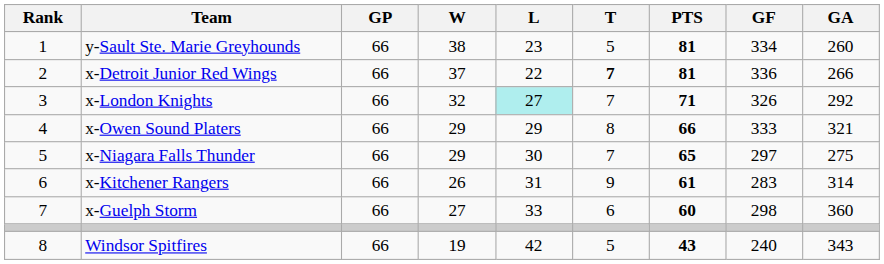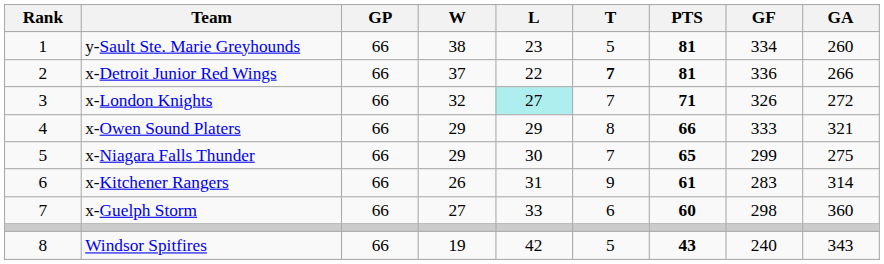(841, 100) 292 -> (841, 100) 272
(764, 155) 297 -> (764, 155) 299
